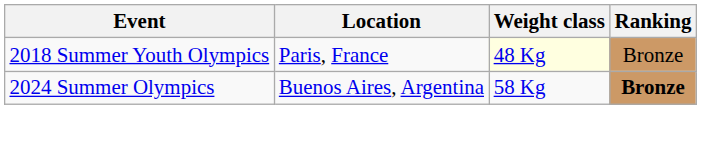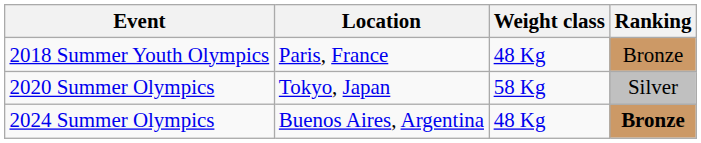(520, 54) lightyellow background -> (520, 54) no background
+ row: (112, 87)
(520, 87) 58 Kg -> (520, 120) 48 Kg
